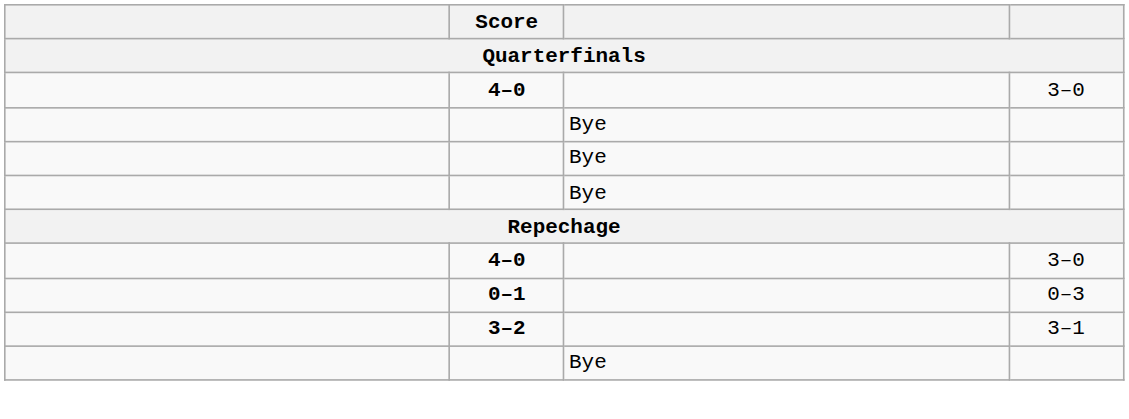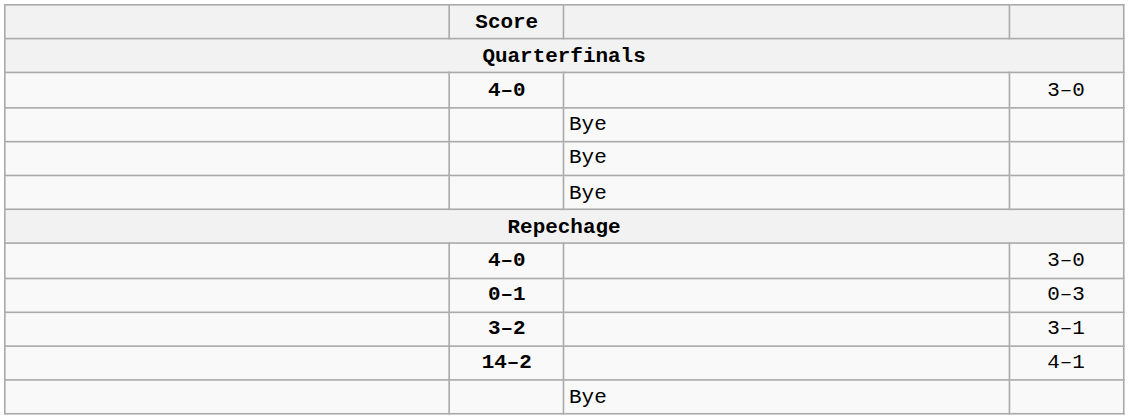+ row: (507, 363)
